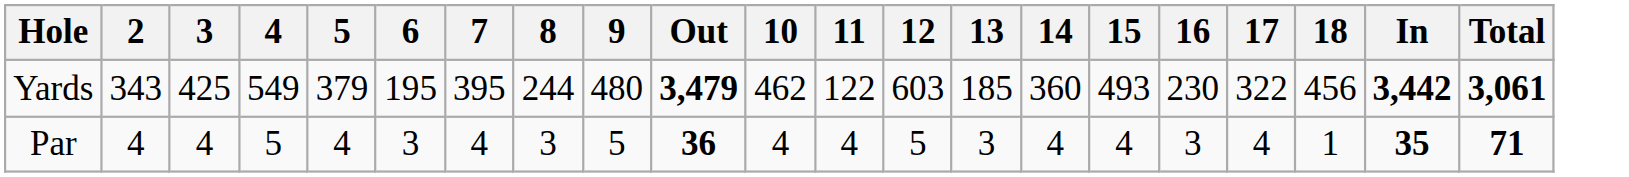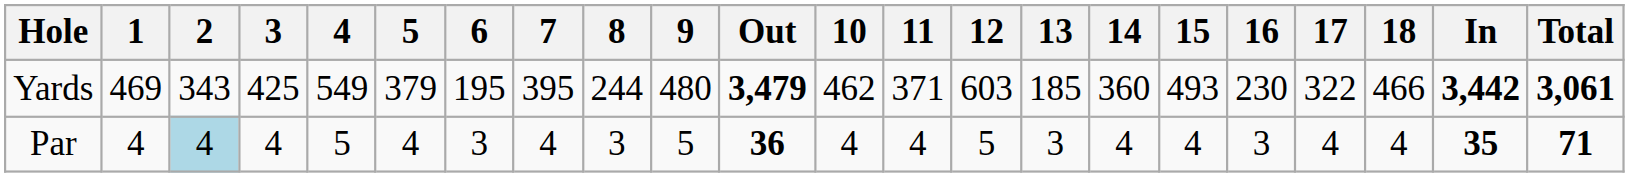+ column: (136, 32)
(849, 87) 122 -> (918, 87) 371
(1330, 87) 456 -> (1399, 87) 466
(136, 143) no background -> (204, 143) lightblue background
(1330, 143) 1 -> (1399, 143) 4
